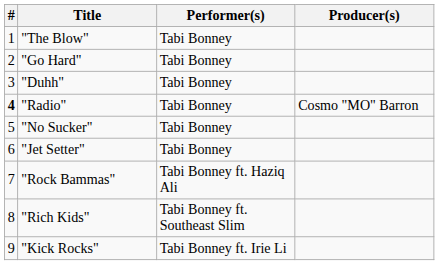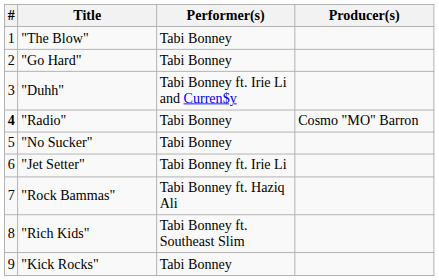(196, 82) Tabi Bonney -> (223, 90) Tabi Bonney ft. Irie Li and Curren$y
(196, 149) Tabi Bonney -> (223, 165) Tabi Bonney ft. Irie Li
(223, 248) Tabi Bonney ft. Irie Li -> (196, 264) Tabi Bonney
